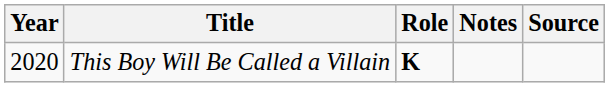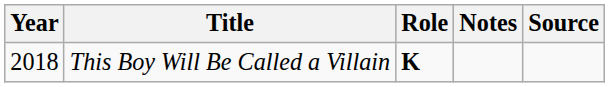(34, 61) 2020 -> (34, 61) 2018
